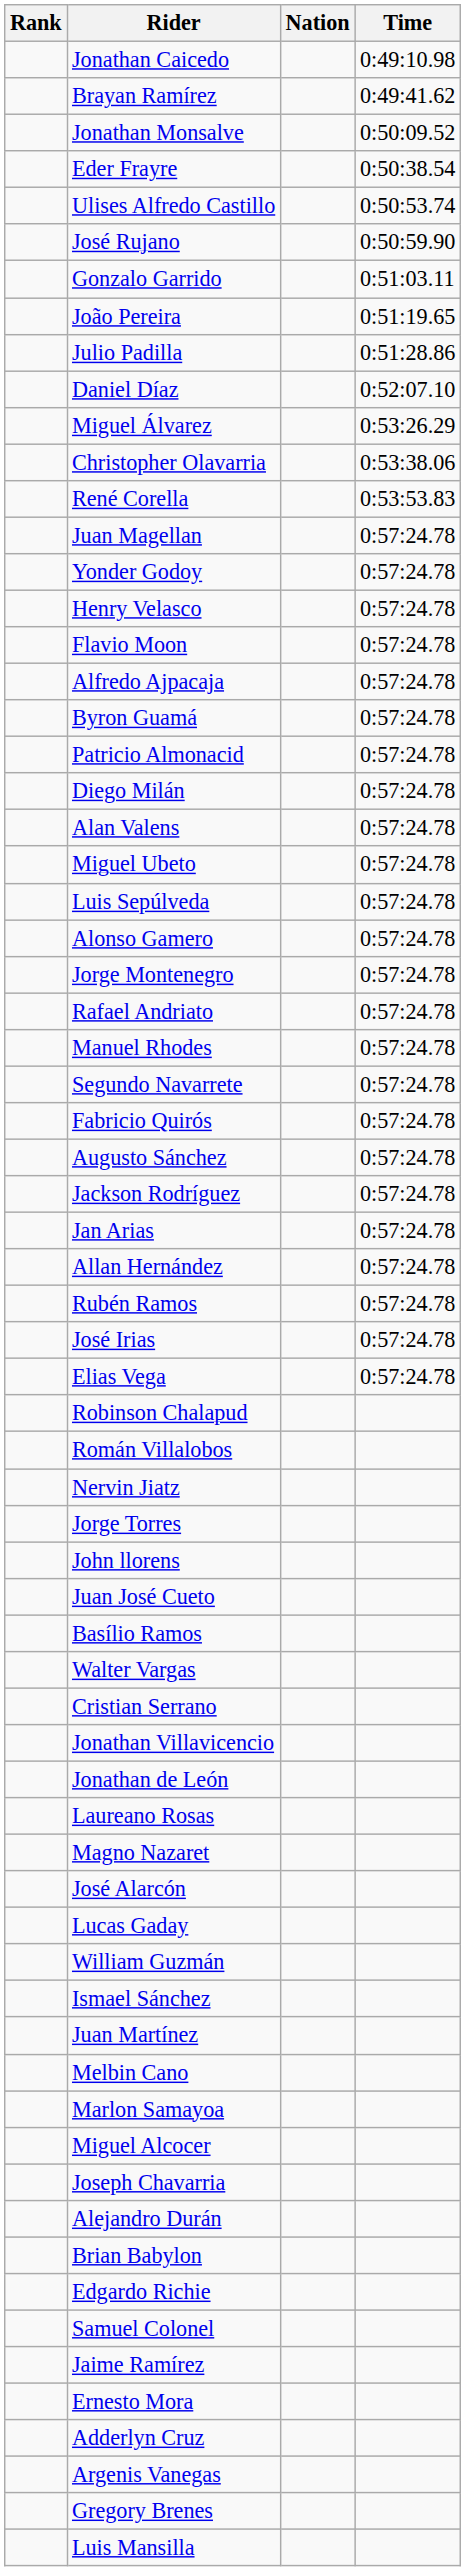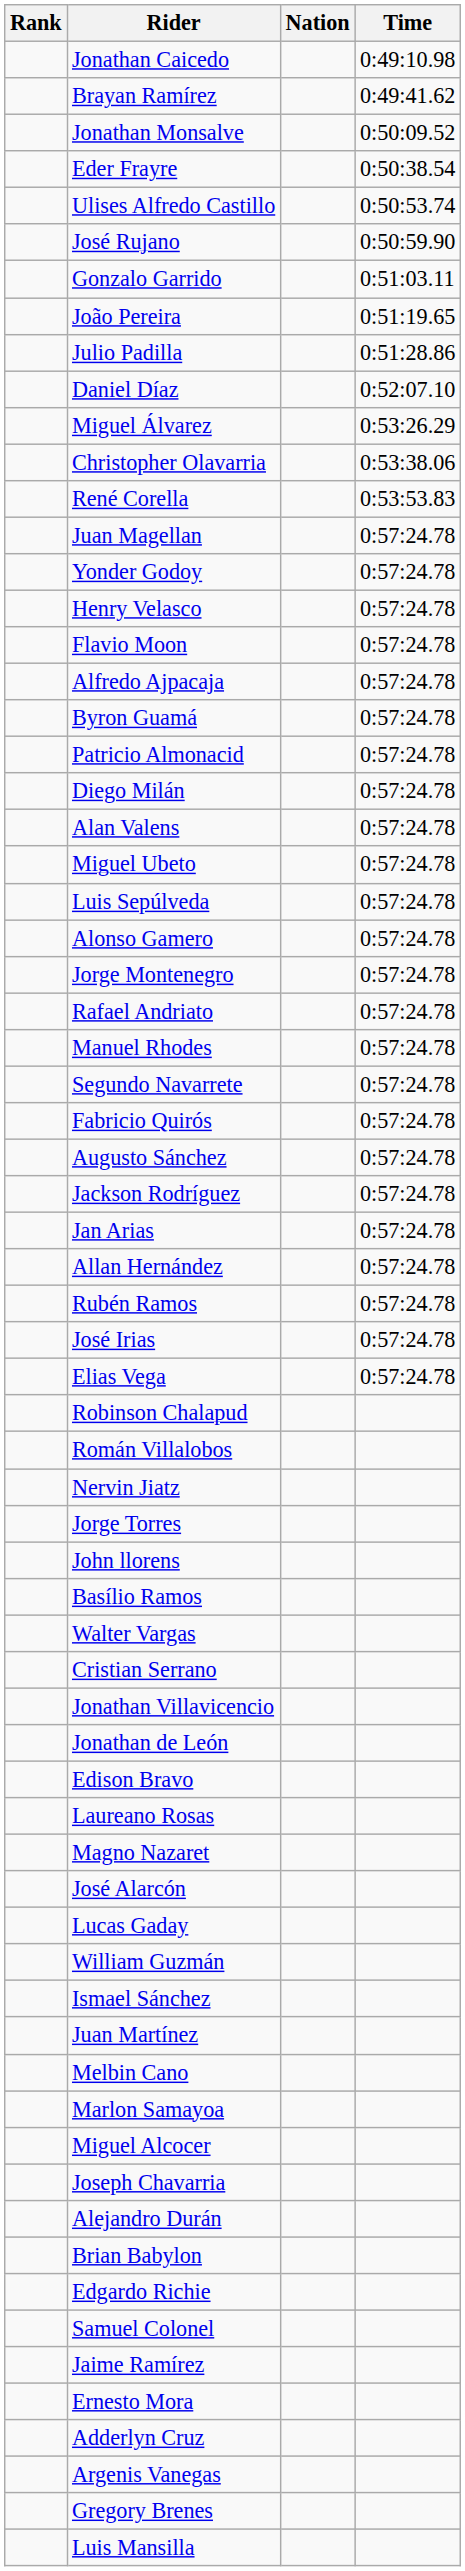- row: (143, 1596)
+ row: (133, 1779)
